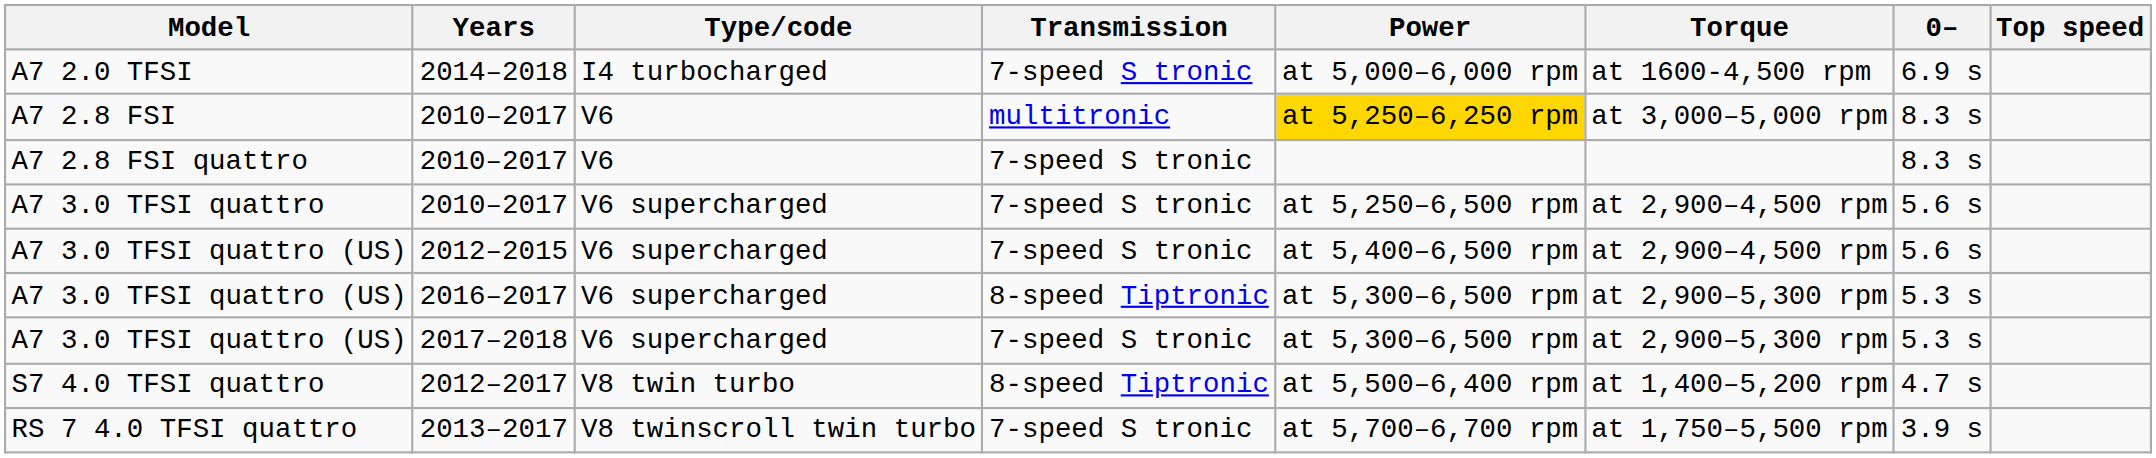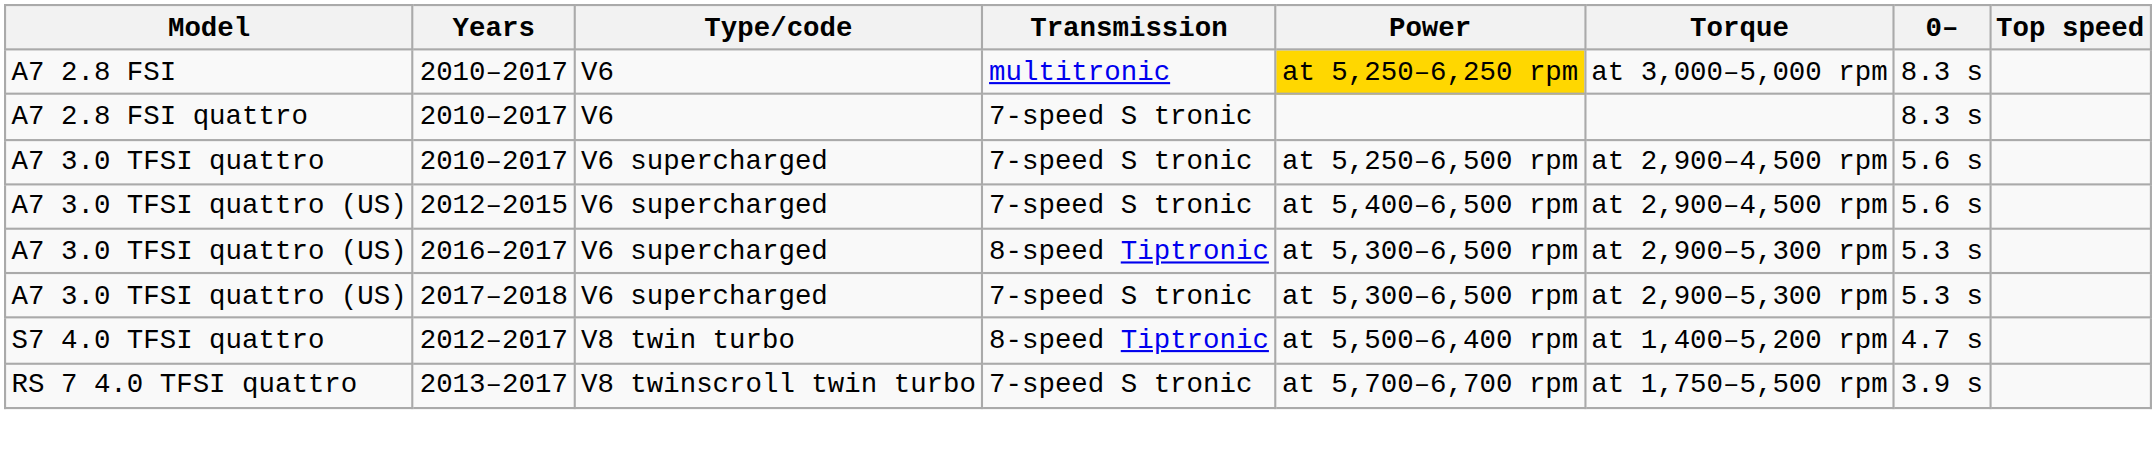- row: (102, 72)
